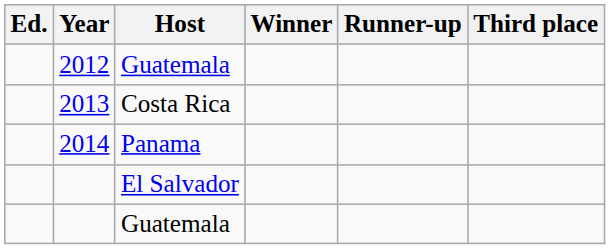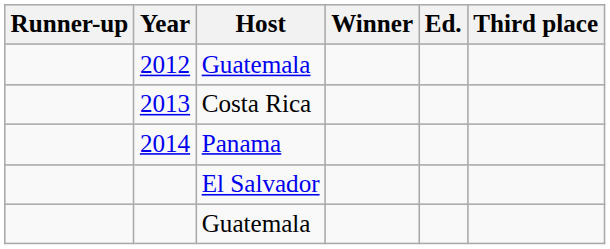columns swapped: (29, 24) <-> (403, 24)
